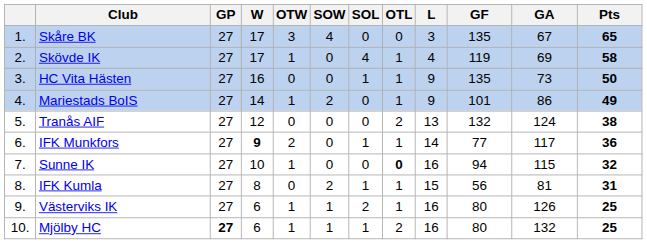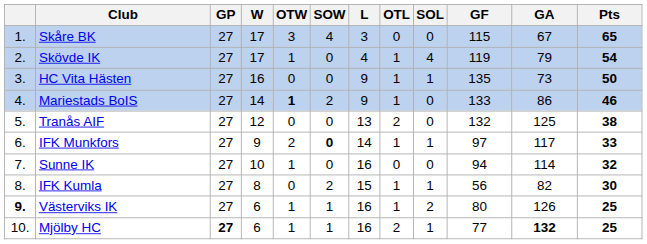columns swapped: (366, 15) <-> (431, 15)
(479, 36) 135 -> (479, 36) 115
(544, 57) 69 -> (544, 57) 79
(609, 57) 58 -> (609, 57) 54
(292, 100) normal -> (292, 100) bold
(479, 100) 101 -> (479, 100) 133
(609, 100) 49 -> (609, 100) 46
(544, 121) 124 -> (544, 121) 125
(257, 143) bold -> (257, 143) normal
(329, 143) normal -> (329, 143) bold
(479, 143) 77 -> (479, 143) 97
(609, 143) 36 -> (609, 143) 33
(399, 164) bold -> (397, 164) normal
(544, 164) 115 -> (544, 164) 114
(544, 185) 81 -> (544, 185) 82
(609, 185) 31 -> (609, 185) 30
(20, 206) normal -> (20, 206) bold
(479, 228) 80 -> (479, 228) 77
(544, 228) normal -> (544, 228) bold
